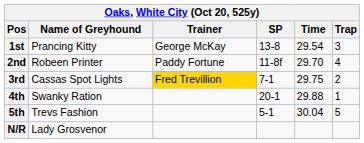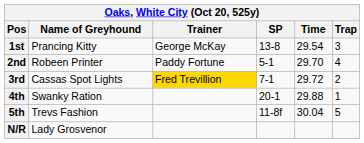(271, 63) 11-8f -> (267, 63) 5-1
(310, 79) 29.75 -> (310, 79) 29.72
(267, 113) 5-1 -> (271, 113) 11-8f
